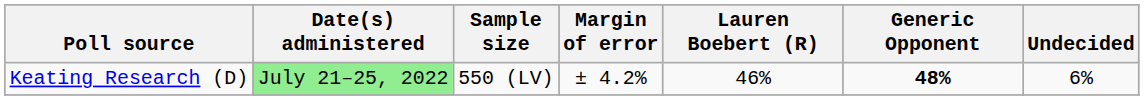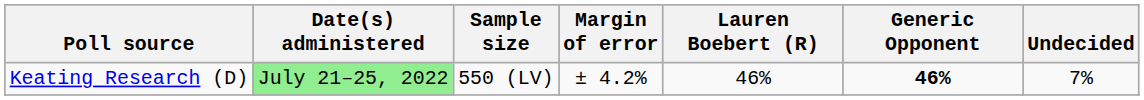(933, 78) 48% -> (933, 78) 46%
(1081, 78) 6% -> (1081, 78) 7%
